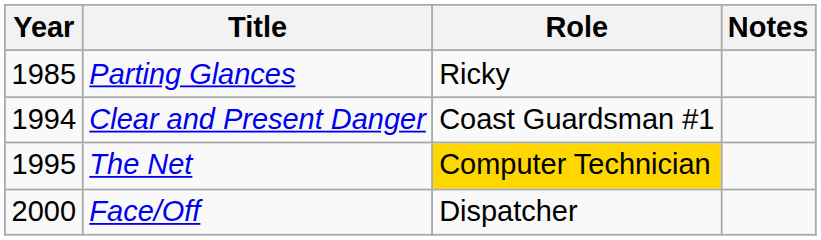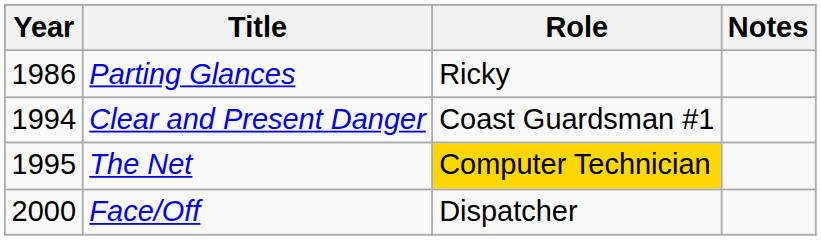(44, 73) 1985 -> (44, 73) 1986
